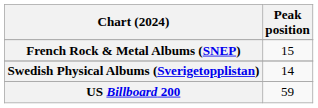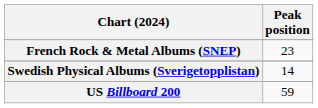(288, 50) 15 -> (288, 50) 23
